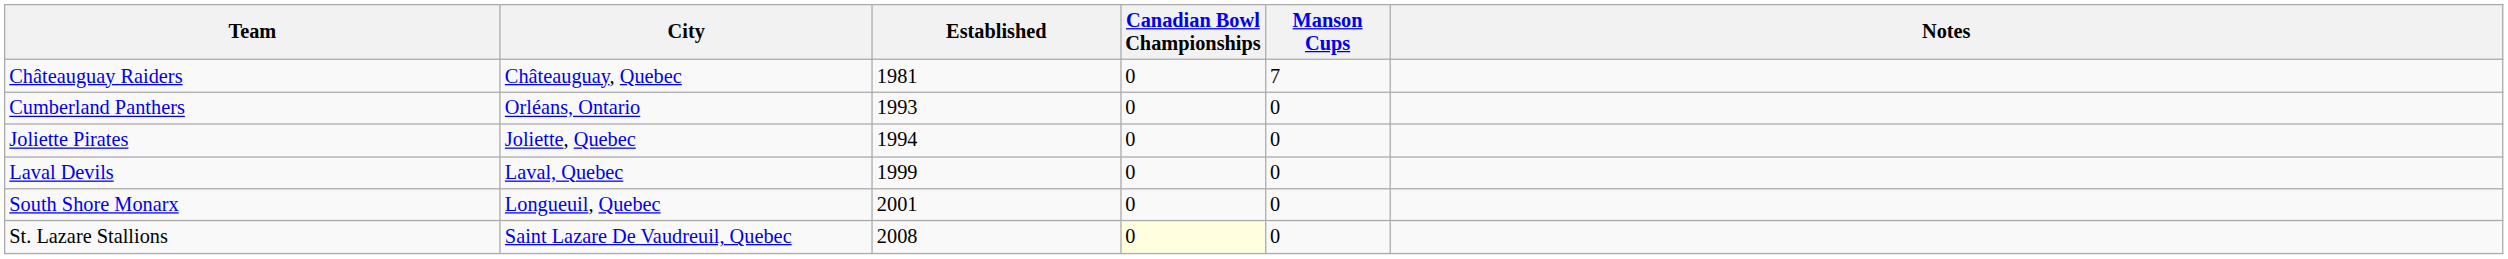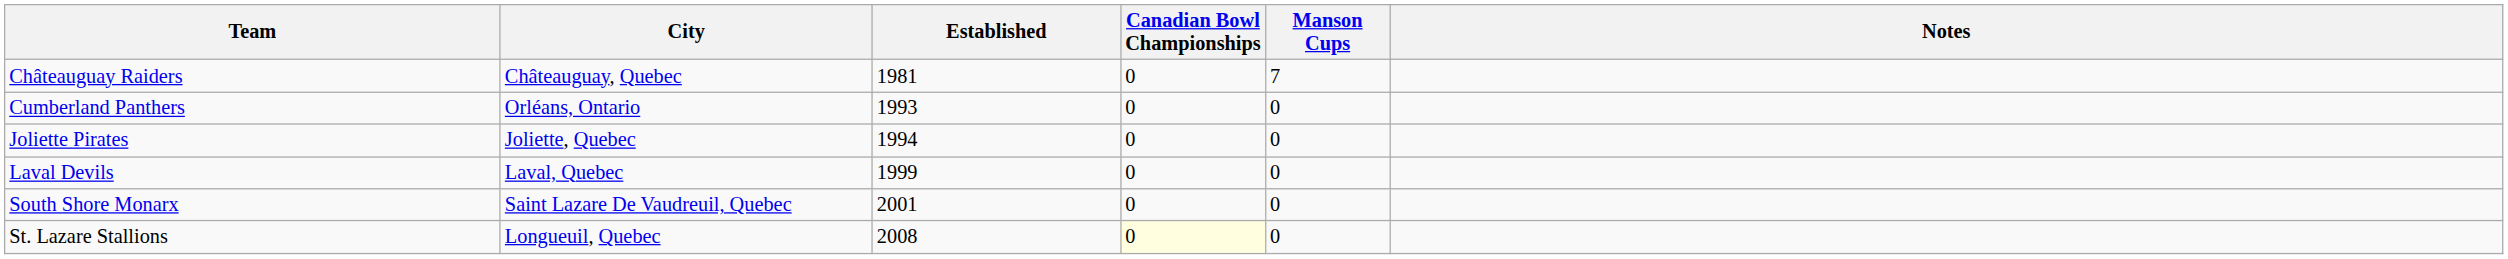(583, 204) Longueuil, Quebec -> (648, 204) Saint Lazare De Vaudreuil, Quebec
(648, 236) Saint Lazare De Vaudreuil, Quebec -> (583, 236) Longueuil, Quebec
